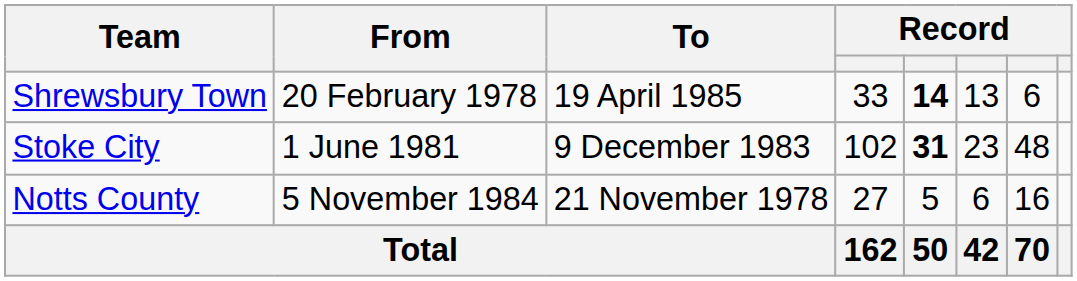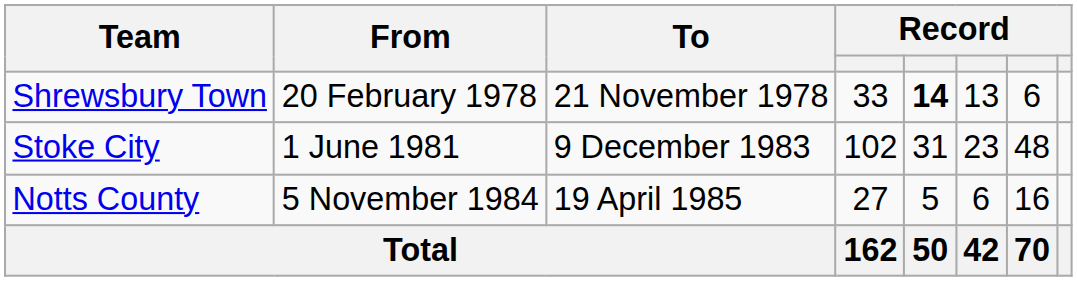(648, 96) 19 April 1985 -> (691, 96) 21 November 1978
(930, 147) bold -> (930, 147) normal
(691, 198) 21 November 1978 -> (648, 198) 19 April 1985
